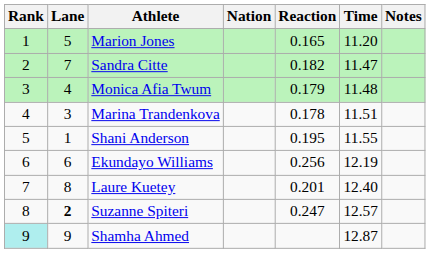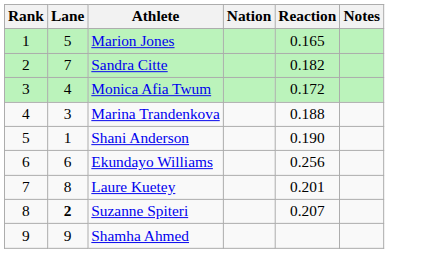- column: (361, 16)
(307, 89) 0.179 -> (307, 89) 0.172
(307, 114) 0.178 -> (307, 114) 0.188
(307, 138) 0.195 -> (307, 138) 0.190
(307, 211) 0.247 -> (307, 211) 0.207
(26, 235) paleturquoise background -> (26, 235) no background
